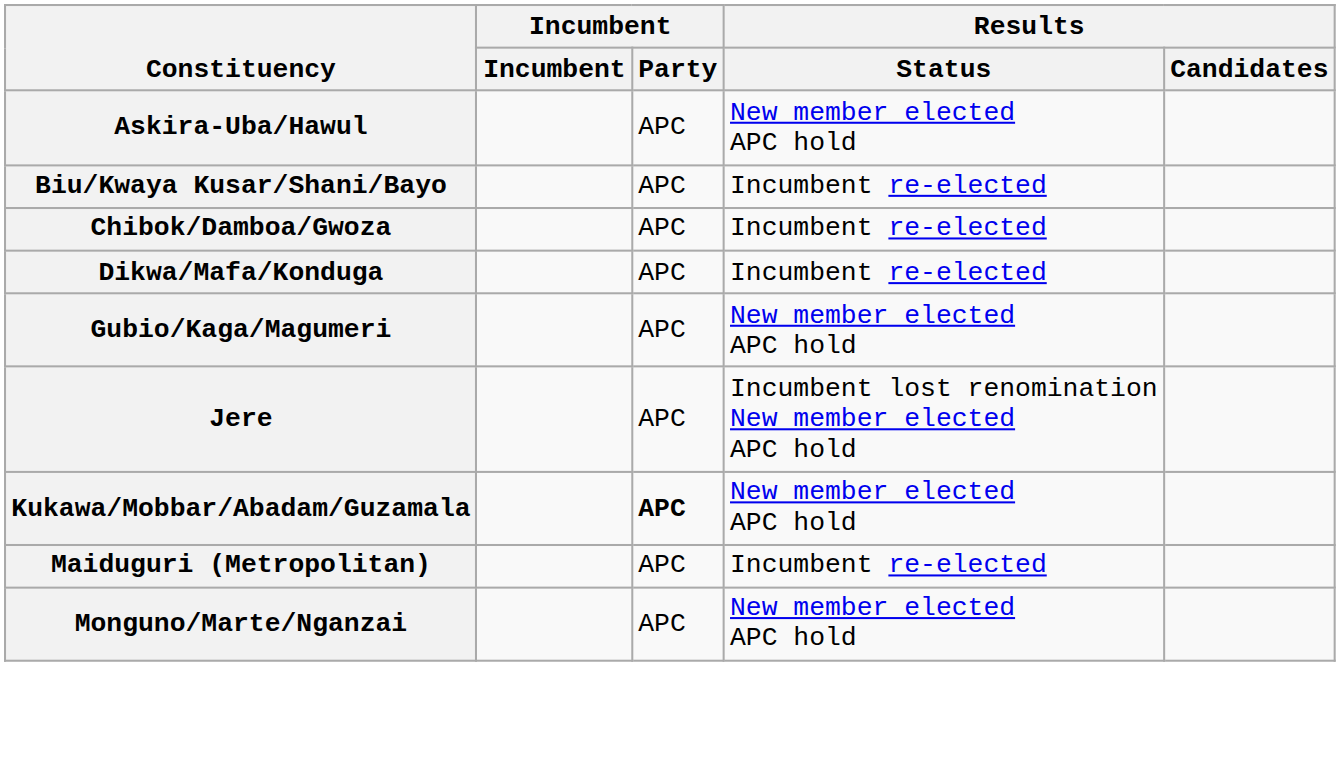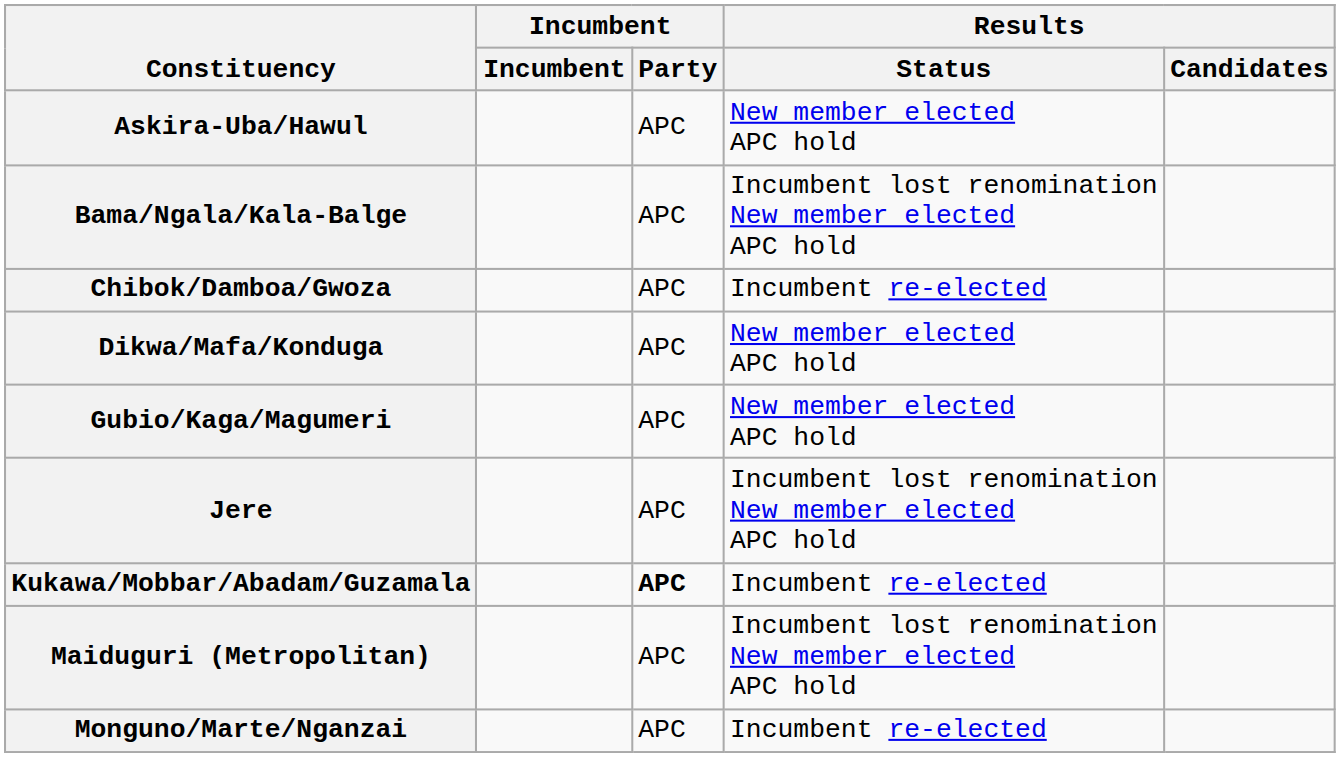+ row: (241, 216)
- row: (241, 186)
(888, 272) Incumbent re-elected -> (873, 348) New member elected APC hold
(873, 508) New member elected APC hold -> (888, 584) Incumbent re-elected
(888, 566) Incumbent re-elected -> (944, 657) Incumbent lost renomination New member elected APC hold
(873, 624) New member elected APC hold -> (888, 731) Incumbent re-elected
